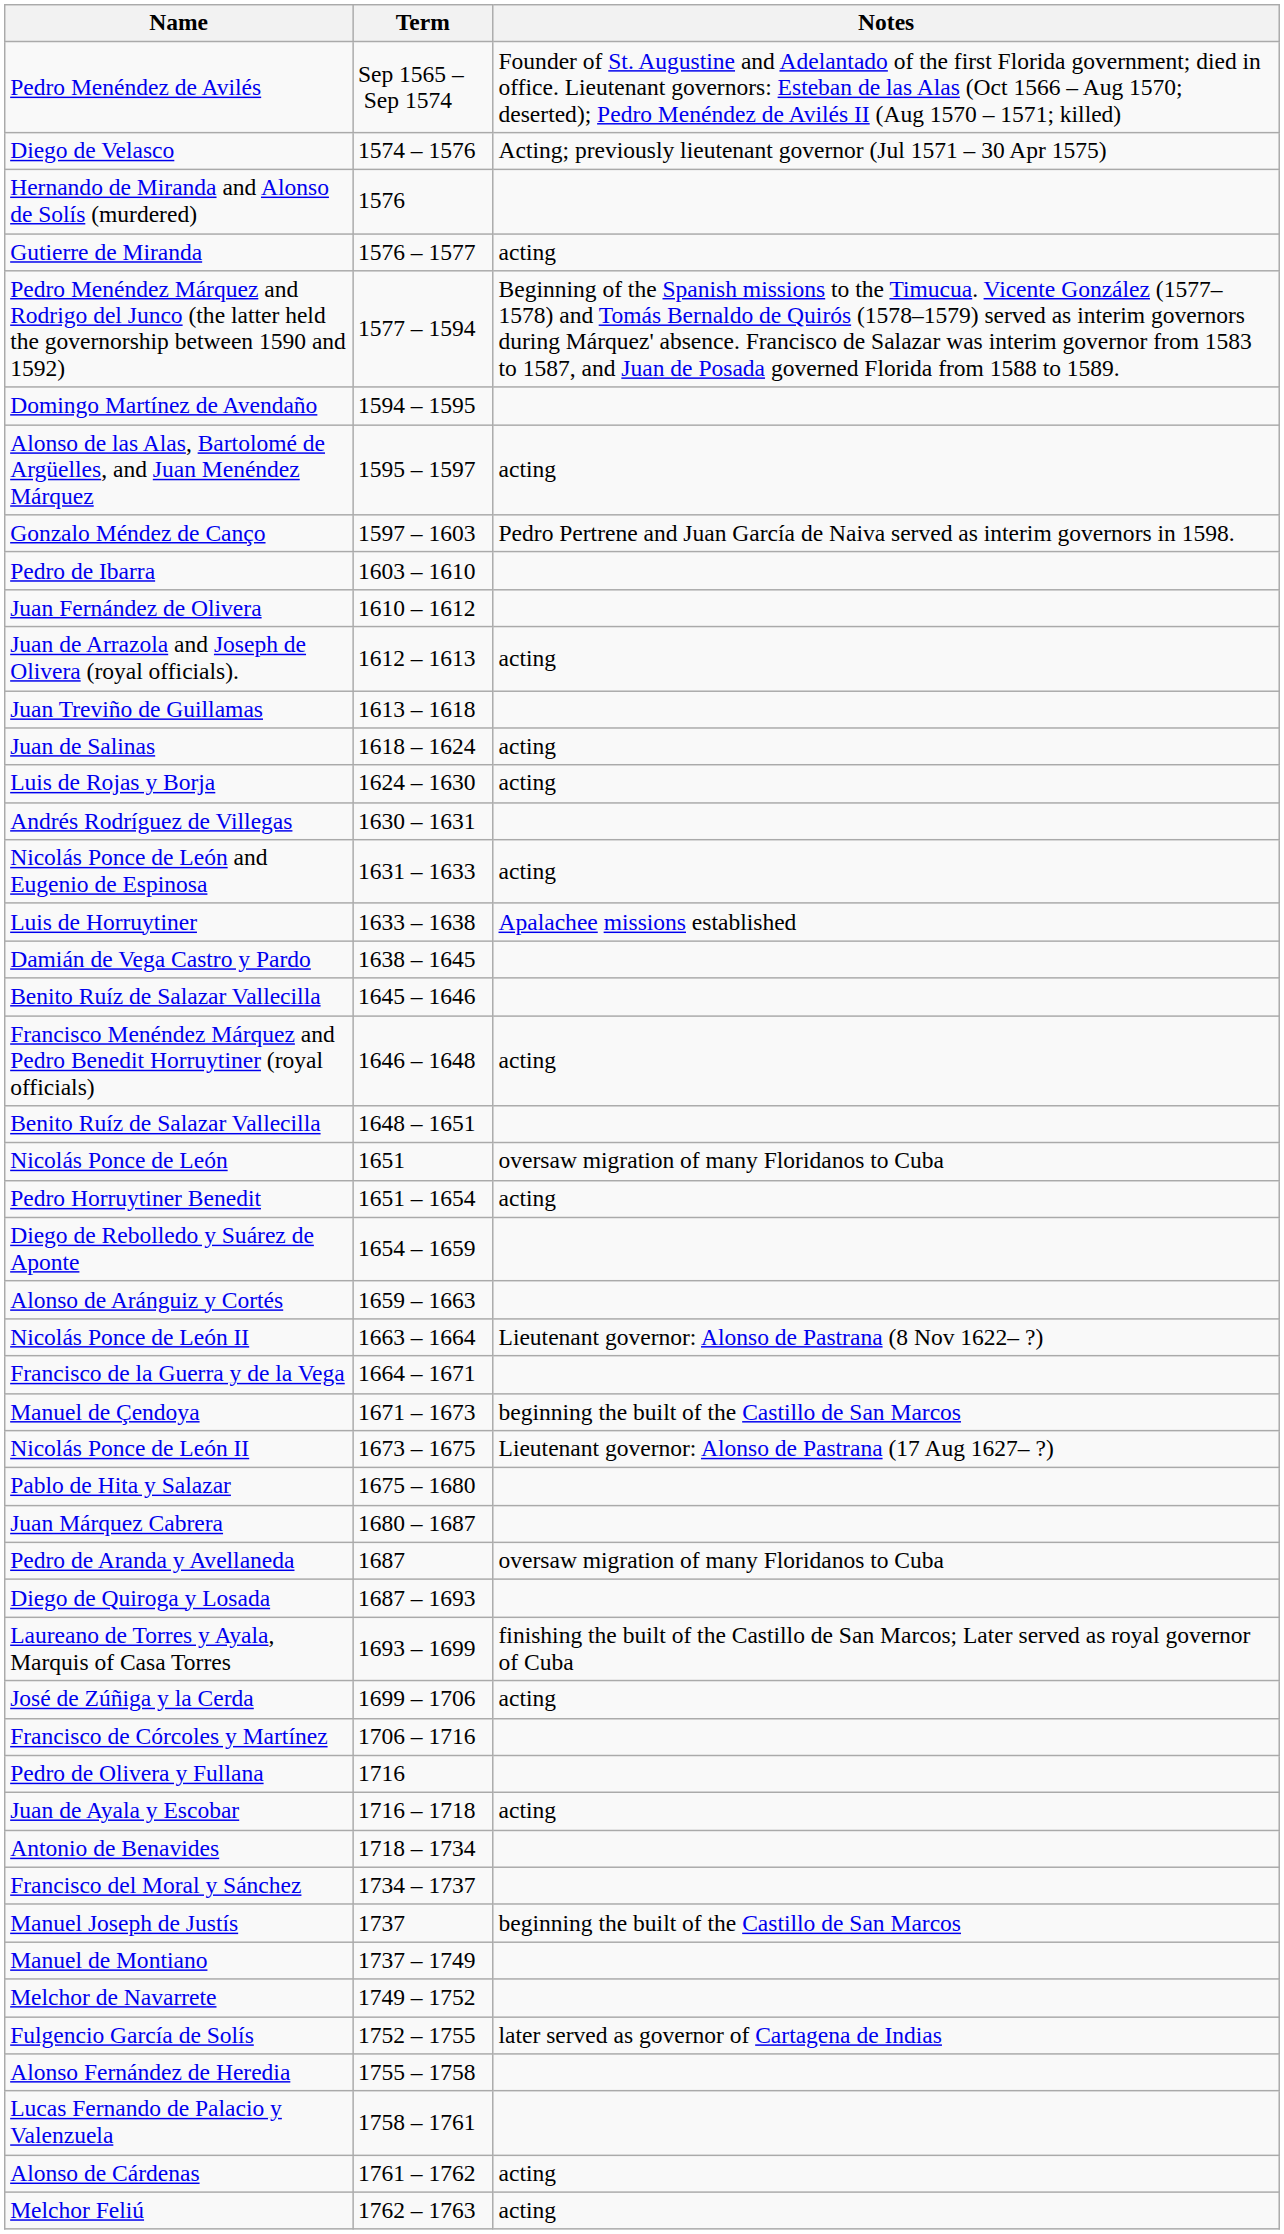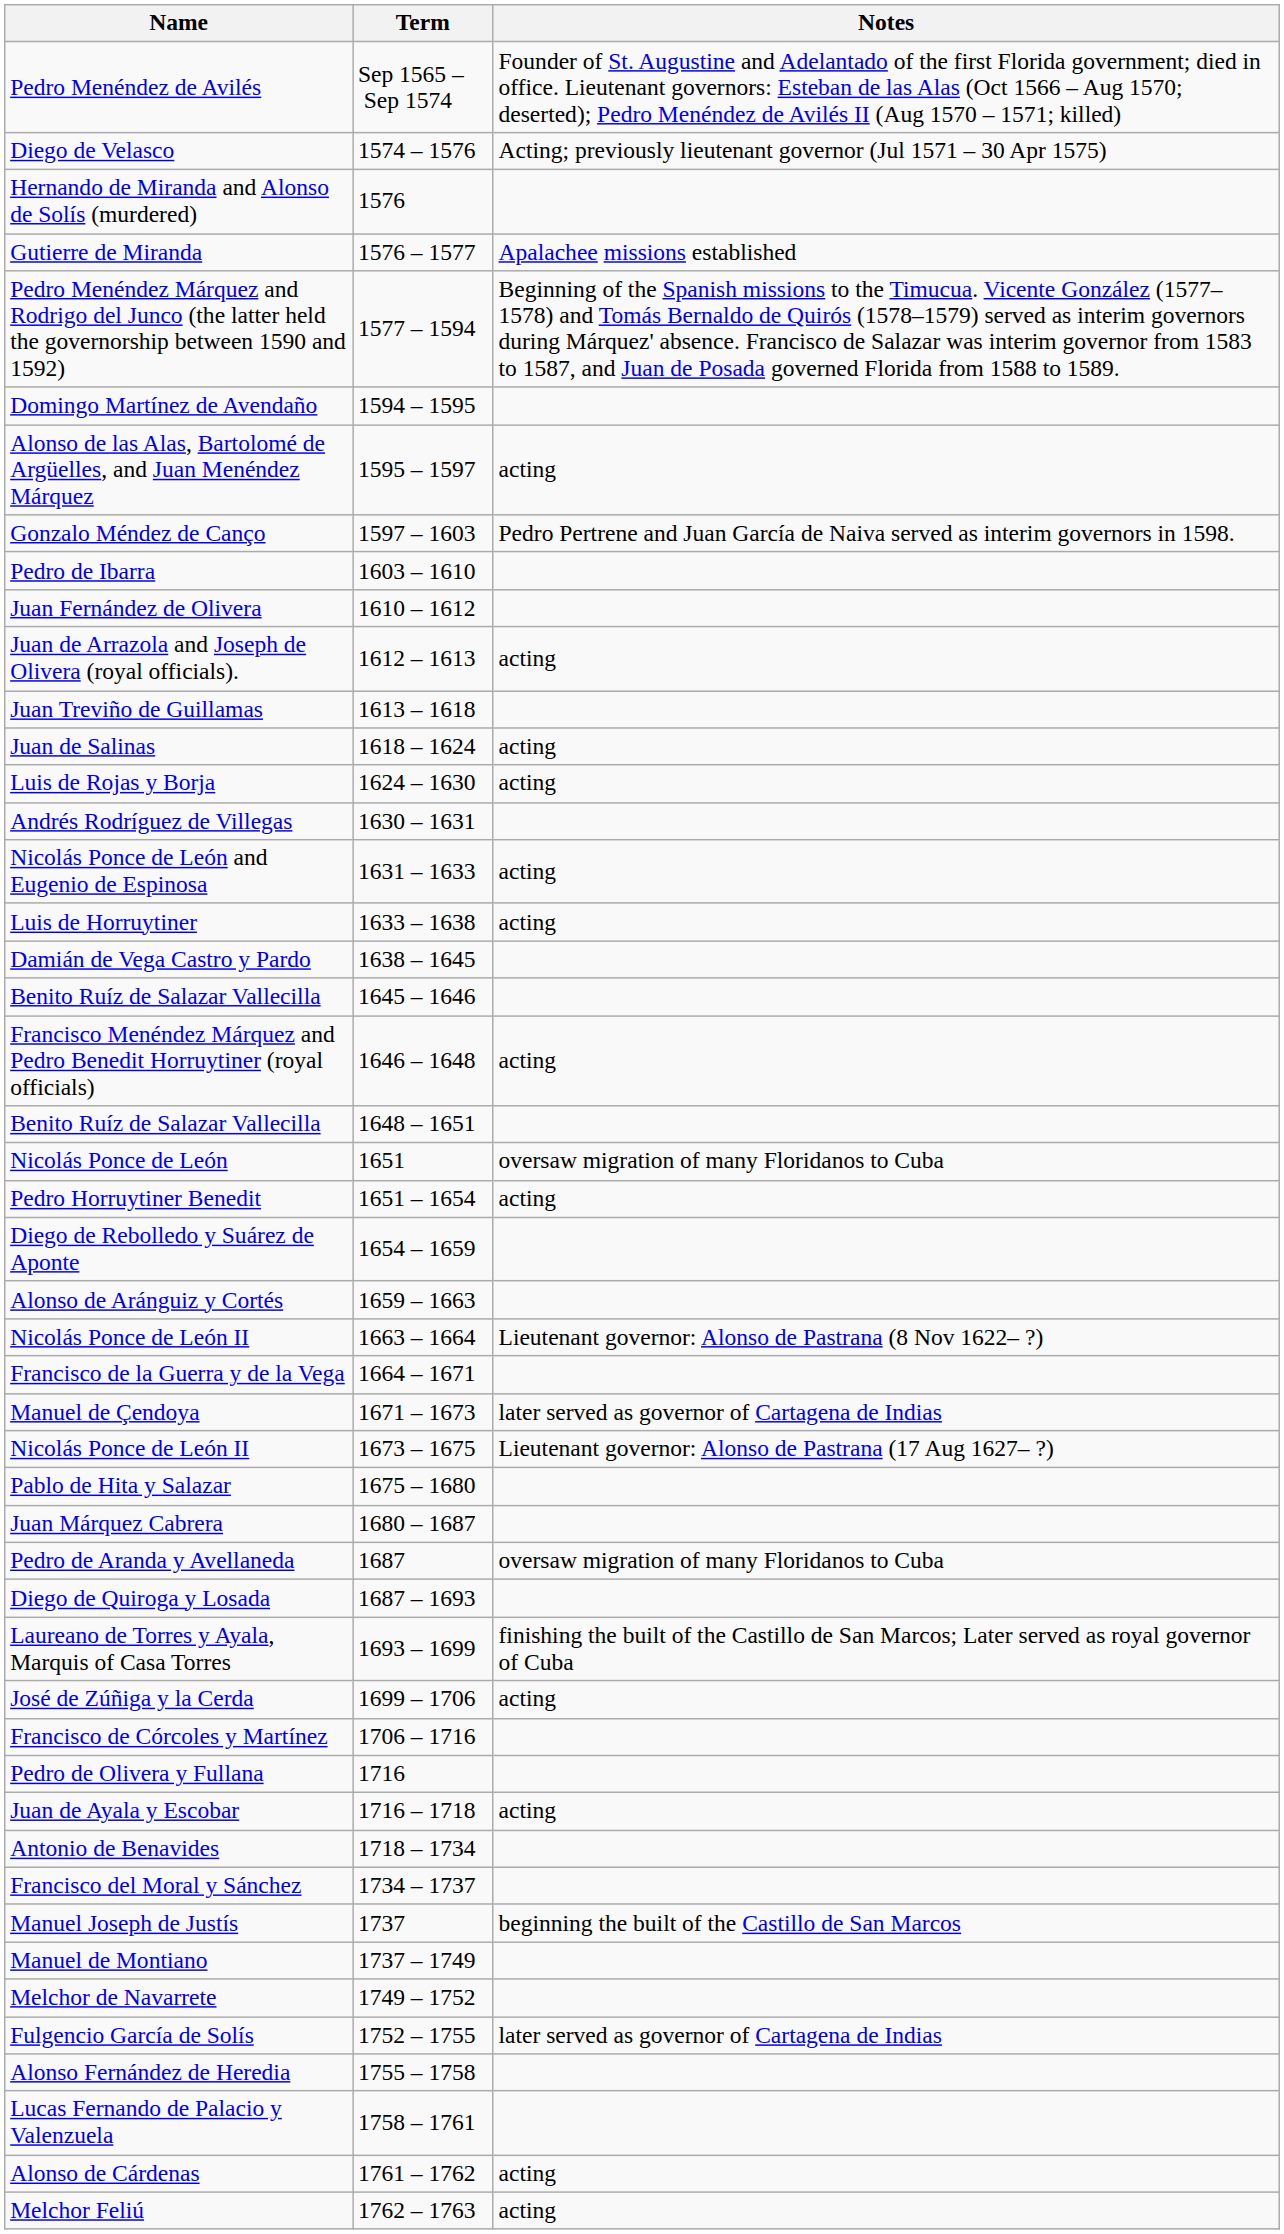(527, 251) acting -> (647, 251) Apalachee missions established
(647, 921) Apalachee missions established -> (527, 921) acting
(730, 1411) beginning the built of the Castillo de San Marcos -> (720, 1411) later served as governor of Cartagena de Indias
